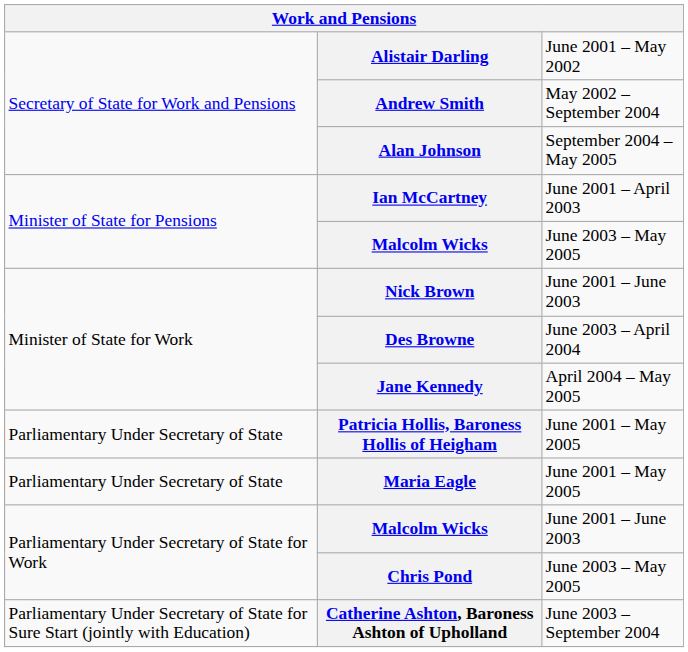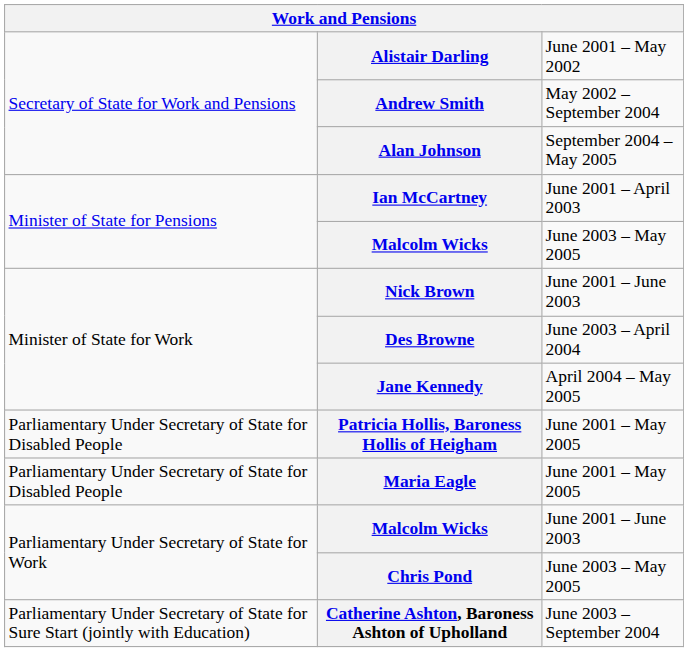(146, 434) Parliamentary Under Secretary of State -> (158, 434) Parliamentary Under Secretary of State for Disabled People
(146, 481) Parliamentary Under Secretary of State -> (158, 481) Parliamentary Under Secretary of State for Disabled People
